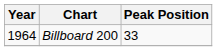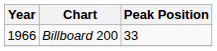(22, 35) 1964 -> (22, 35) 1966
